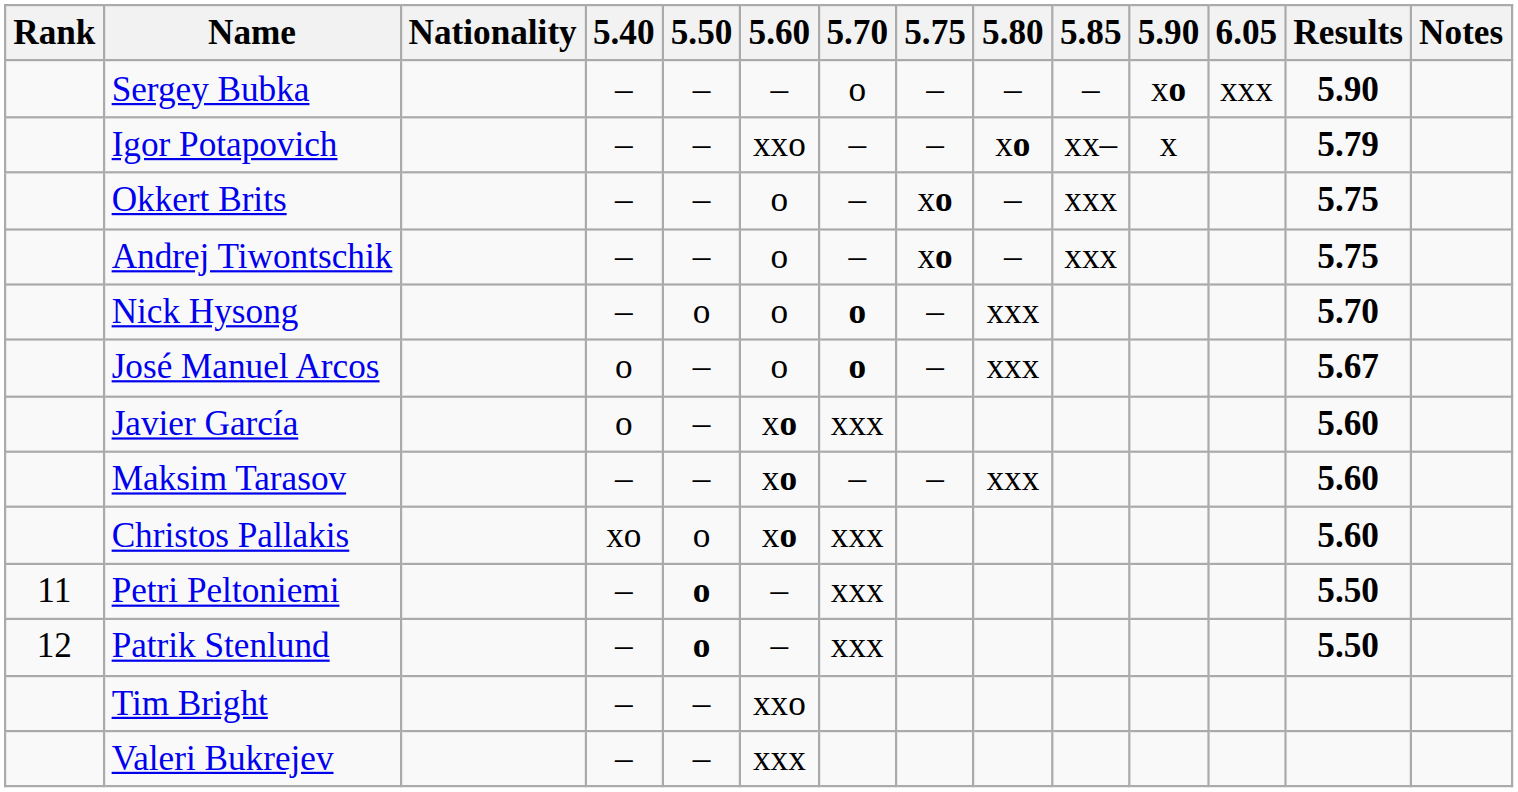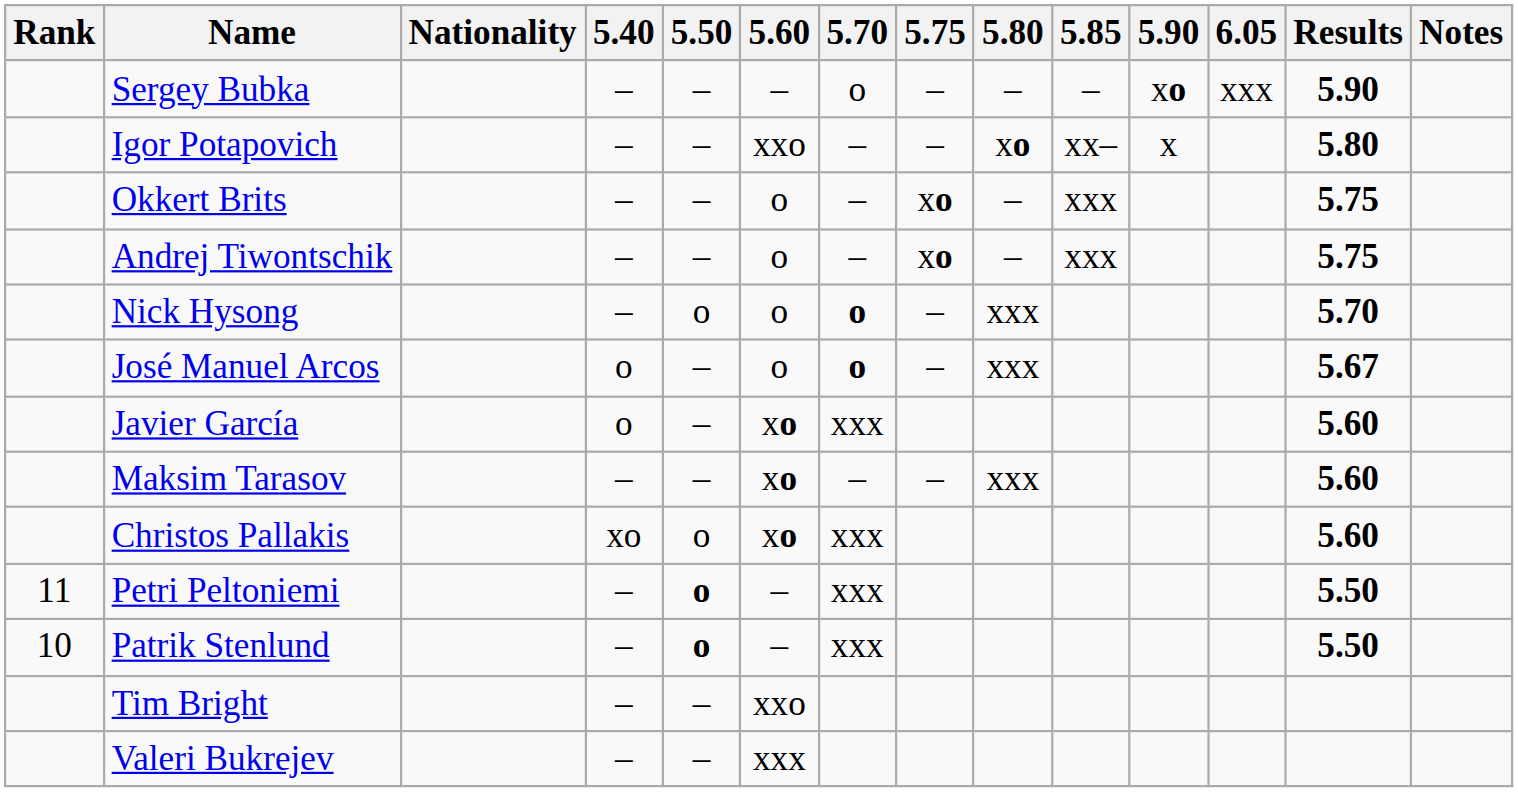(1348, 144) 5.79 -> (1348, 144) 5.80
(54, 646) 12 -> (54, 646) 10
